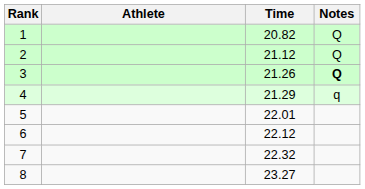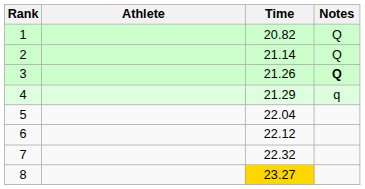(280, 54) 21.12 -> (280, 54) 21.14
(280, 114) 22.01 -> (280, 114) 22.04
(280, 174) no background -> (280, 174) gold background
